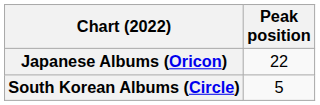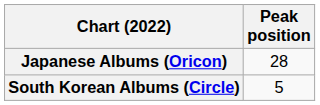(279, 61) 22 -> (279, 61) 28
